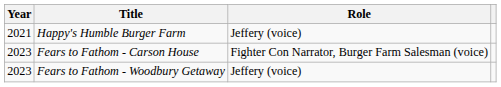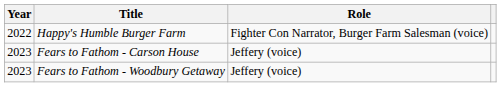(19, 33) 2021 -> (19, 33) 2022
(266, 33) Jeffery (voice) -> (359, 33) Fighter Con Narrator, Burger Farm Salesman (voice)
(359, 52) Fighter Con Narrator, Burger Farm Salesman (voice) -> (266, 52) Jeffery (voice)
